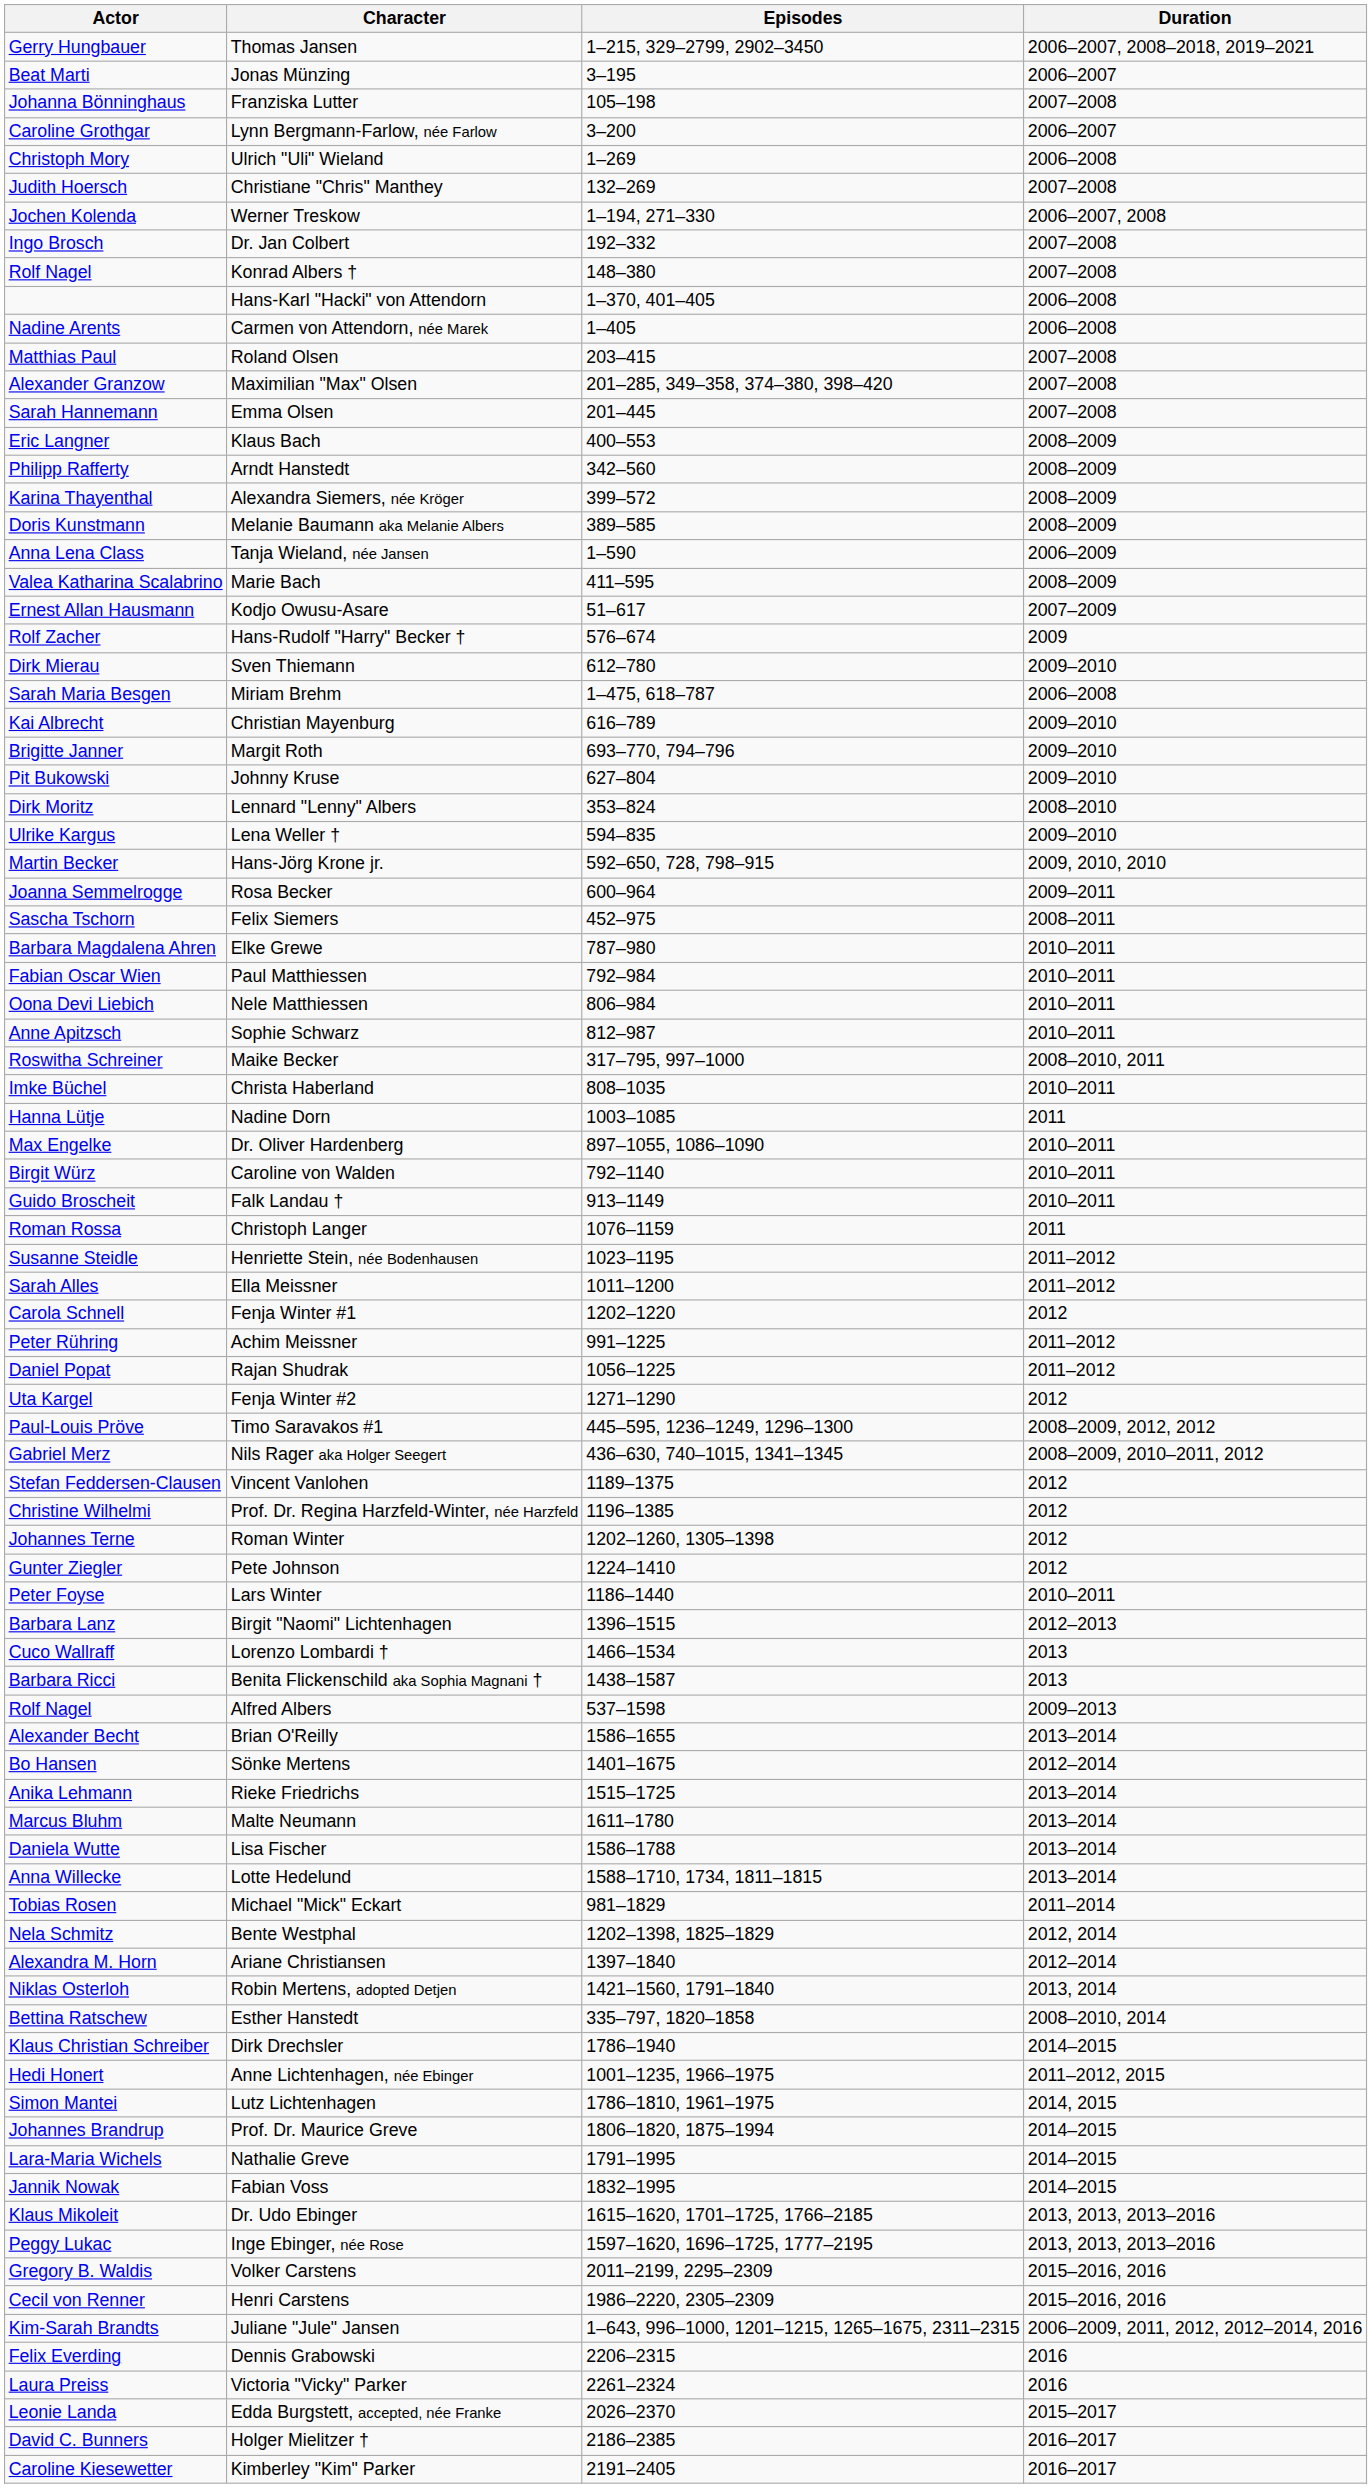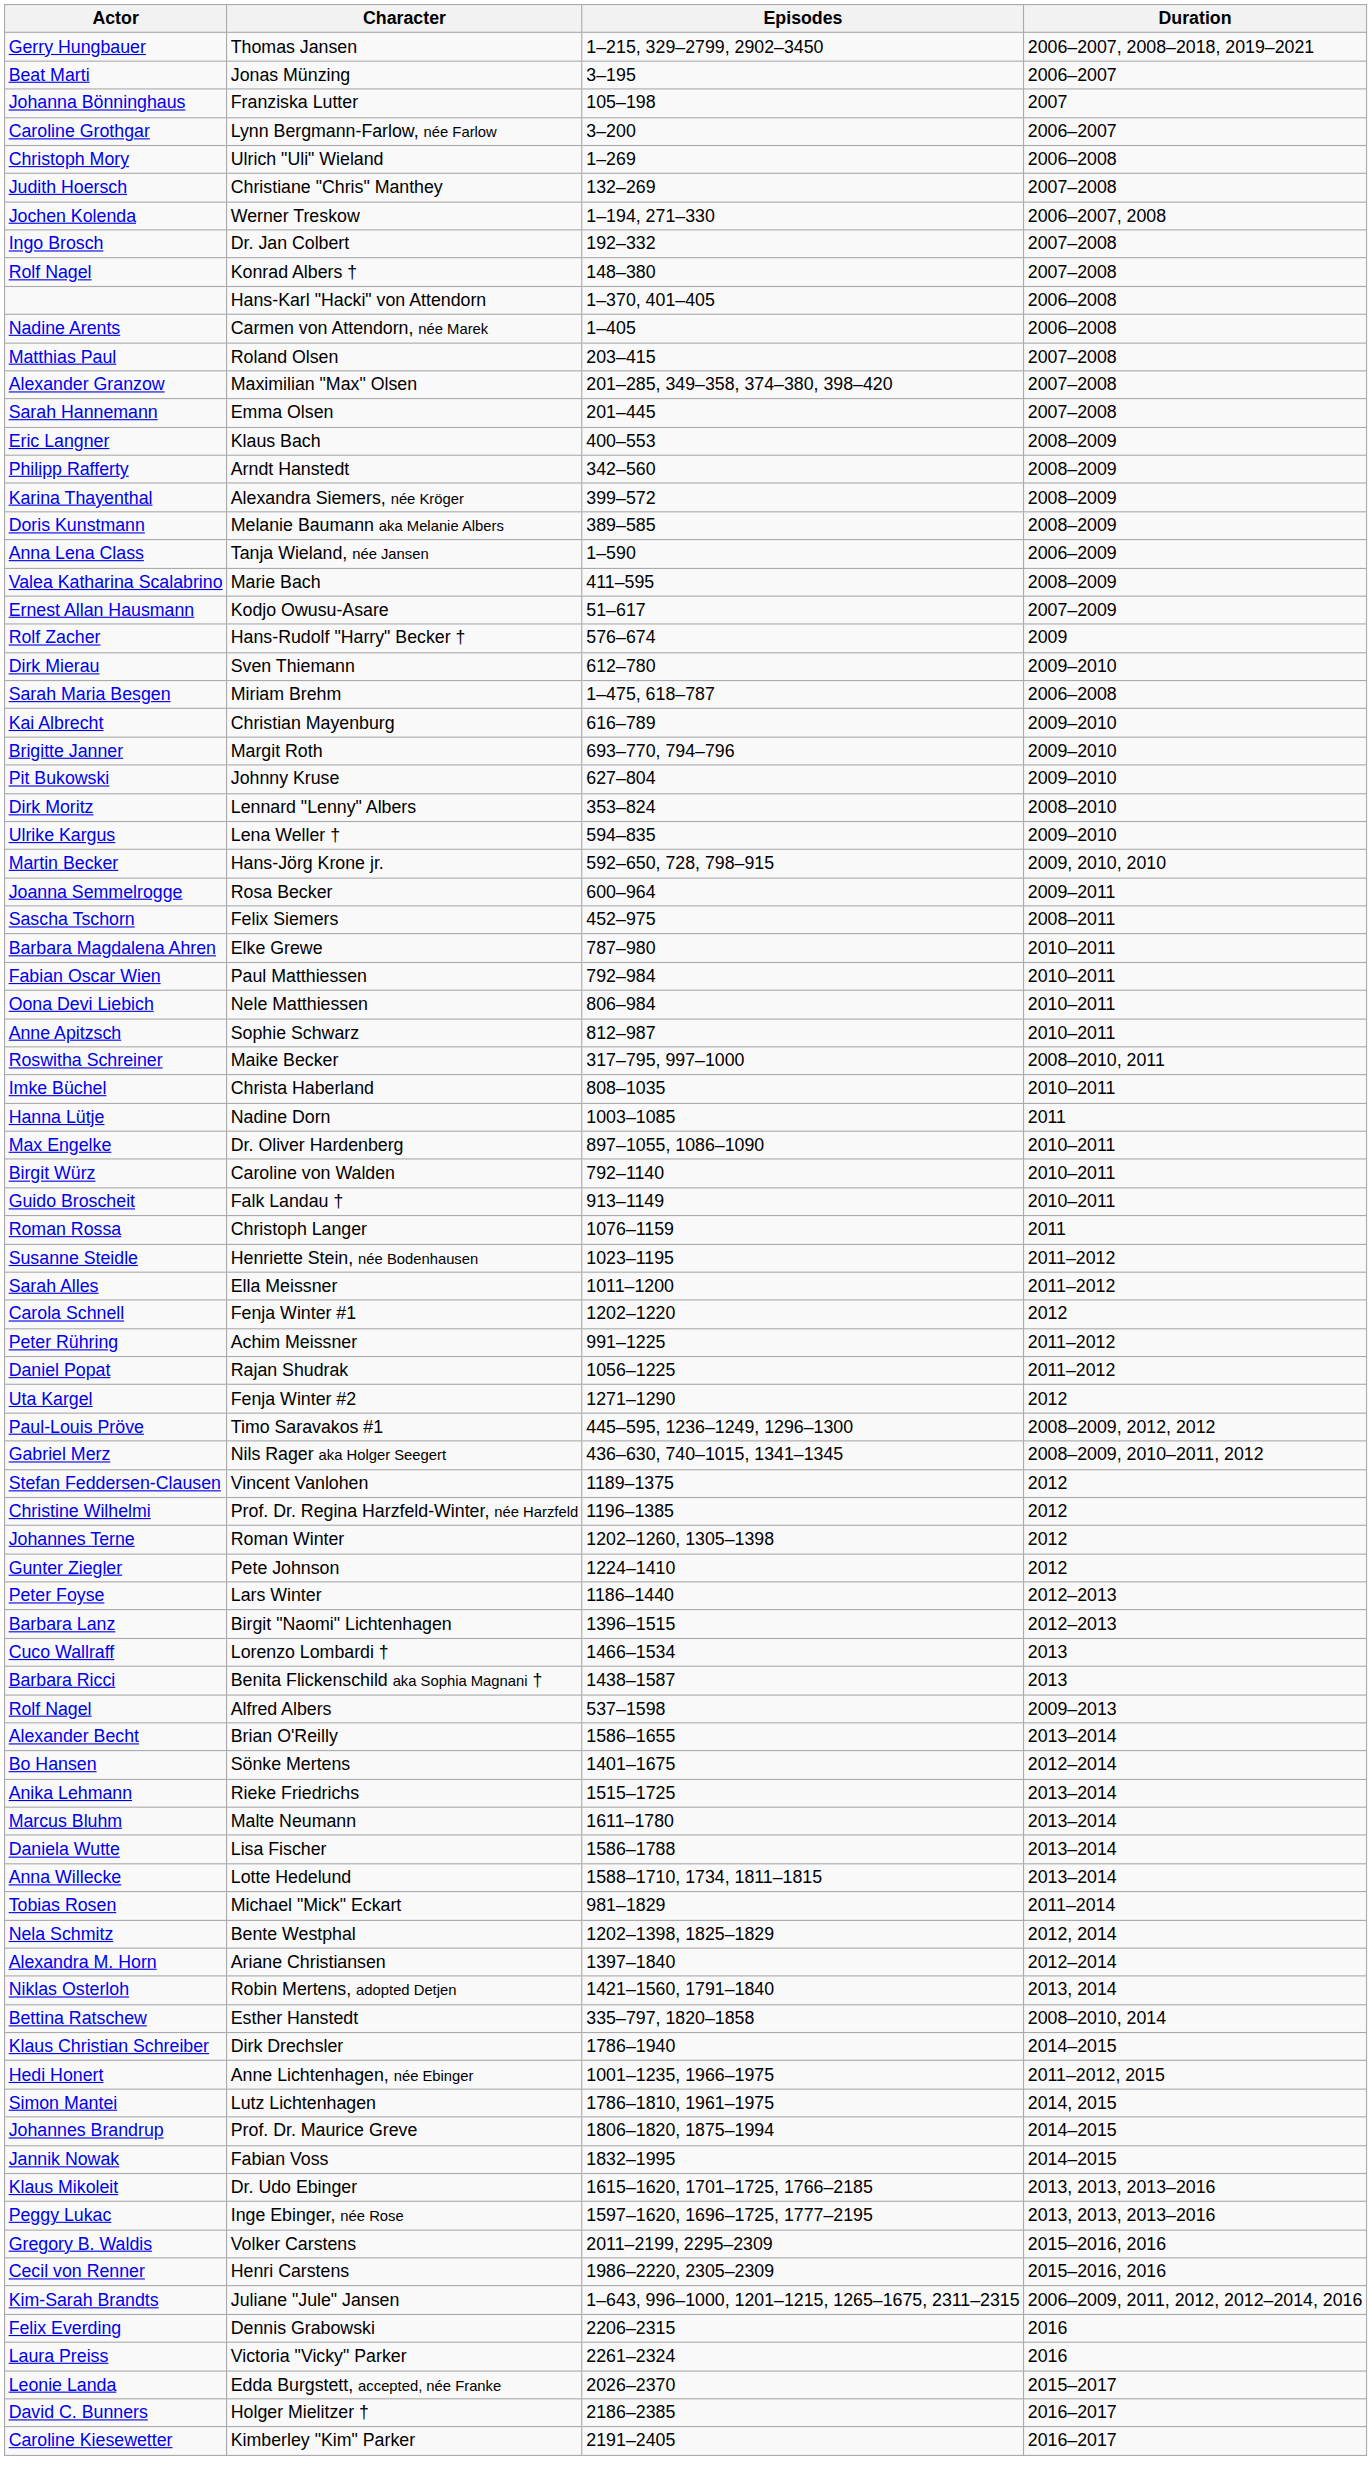(1072, 103) 2007–2008 -> (1048, 103) 2007
(1072, 1595) 2010–2011 -> (1072, 1595) 2012–2013
- row: (290, 2159)
